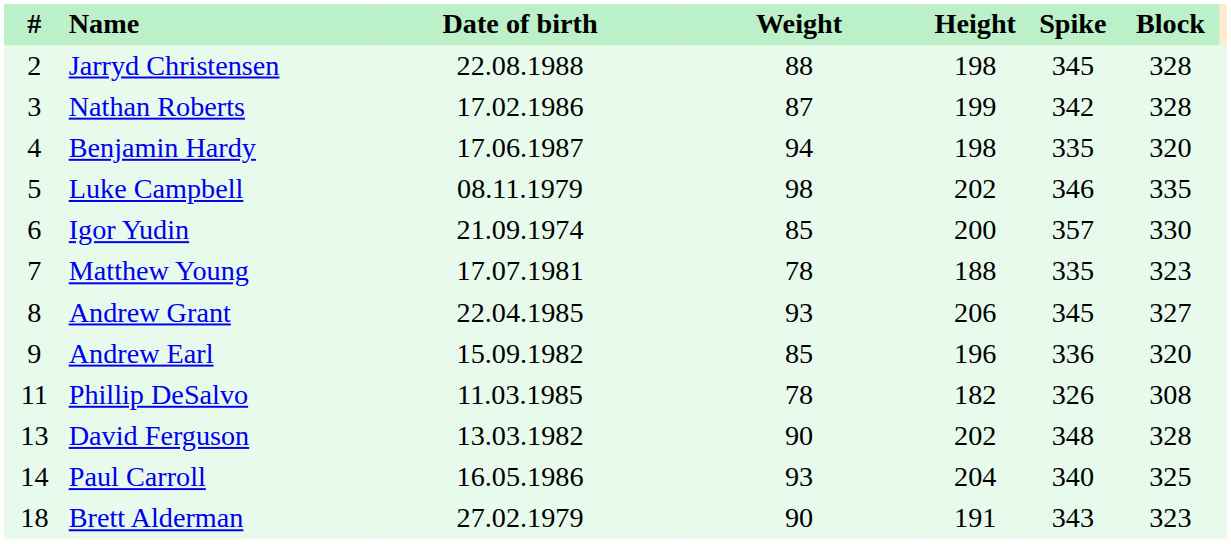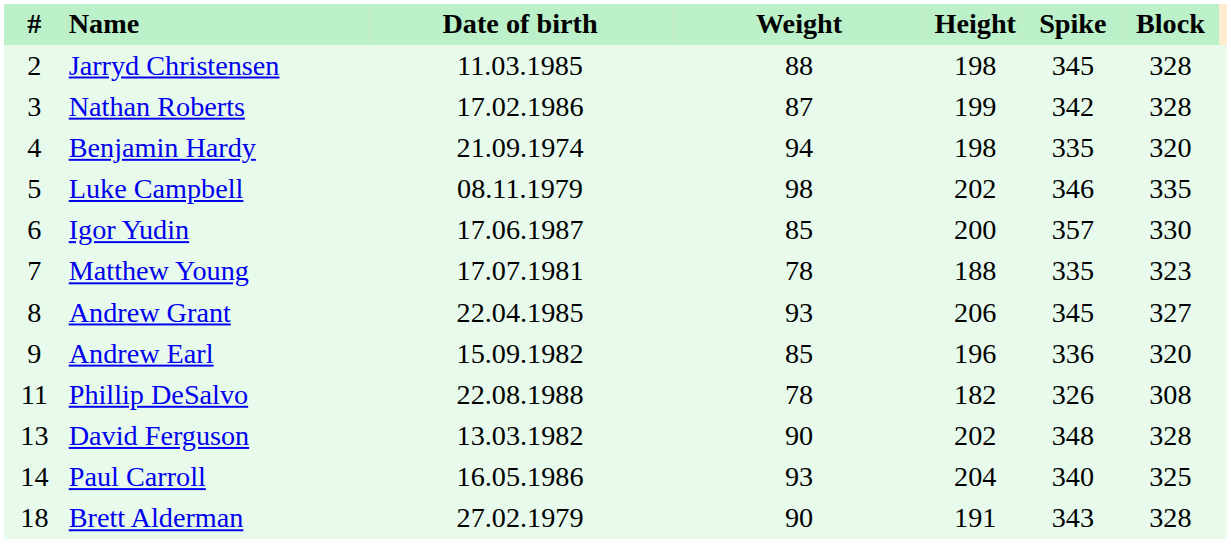(520, 65) 22.08.1988 -> (520, 65) 11.03.1985
(520, 147) 17.06.1987 -> (520, 147) 21.09.1974
(520, 229) 21.09.1974 -> (520, 229) 17.06.1987
(520, 394) 11.03.1985 -> (520, 394) 22.08.1988
(1170, 518) 323 -> (1170, 518) 328
